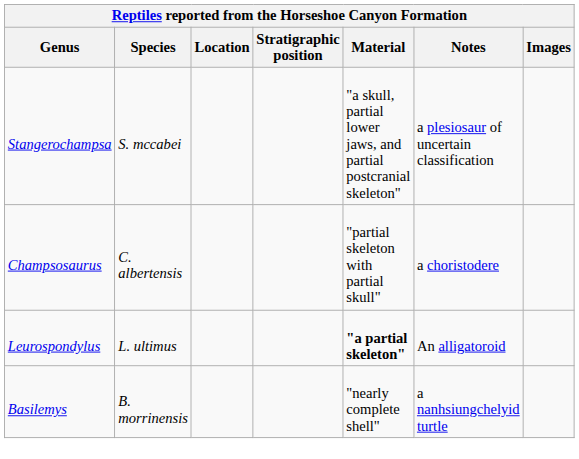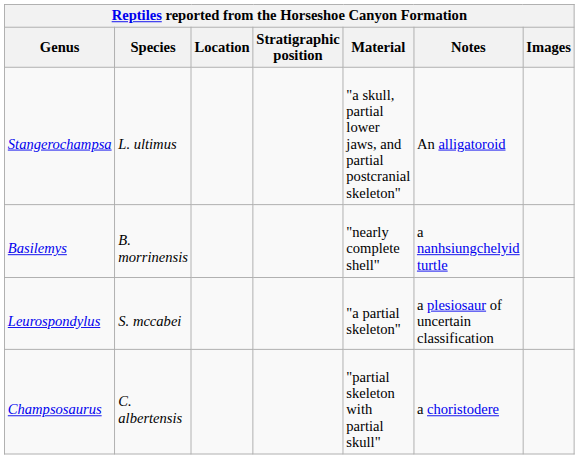(150, 144) S. mccabei -> (147, 144) L. ultimus
(459, 144) a plesiosaur of uncertain classification -> (461, 144) An alligatoroid
rows swapped: (55, 265) <-> (37, 409)
(147, 345) L. ultimus -> (150, 321) S. mccabei
(377, 345) bold -> (374, 321) normal
(461, 345) An alligatoroid -> (459, 321) a plesiosaur of uncertain classification
